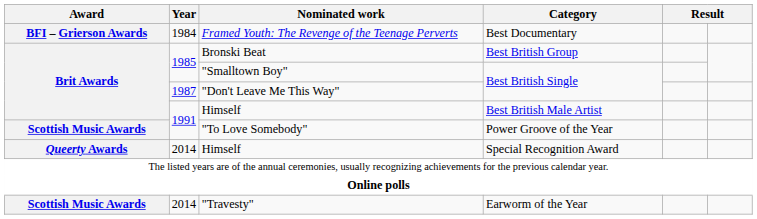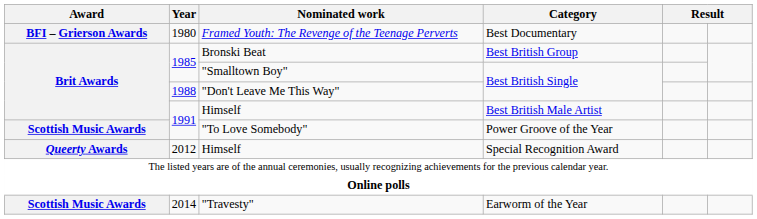(184, 33) 1984 -> (184, 33) 1980
(184, 91) 1987 -> (184, 91) 1988
(184, 149) 2014 -> (184, 149) 2012
